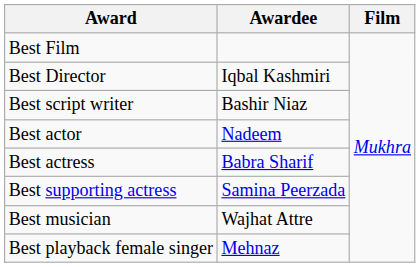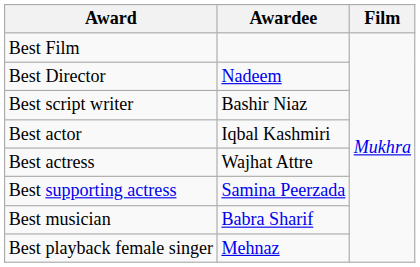(276, 76) Iqbal Kashmiri -> (252, 76) Nadeem
(252, 133) Nadeem -> (276, 133) Iqbal Kashmiri
(267, 162) Babra Sharif -> (267, 162) Wajhat Attre
(267, 219) Wajhat Attre -> (267, 219) Babra Sharif
